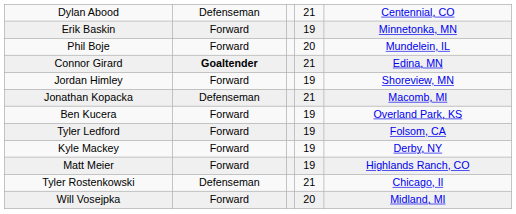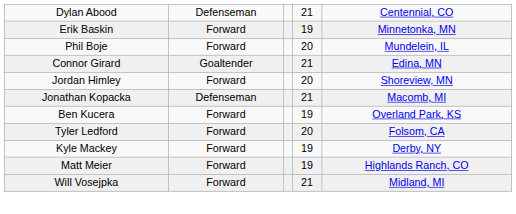(229, 64) bold -> (226, 64) normal
(309, 81) 19 -> (307, 81) 20
(309, 132) 19 -> (307, 132) 20
- row: (88, 183)
(309, 200) 20 -> (307, 183) 21
